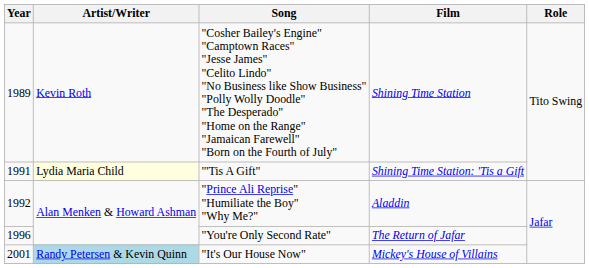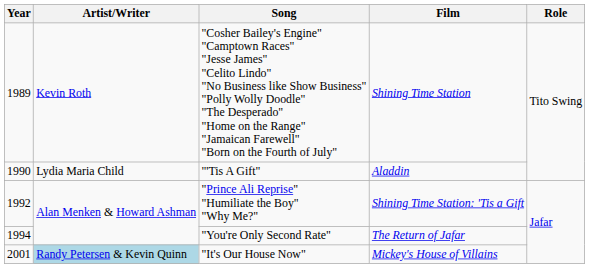(19, 171) 1991 -> (19, 171) 1990
(80, 171) lightyellow background -> (80, 171) no background
(448, 171) Shining Time Station: 'Tis a Gift -> (391, 171) Aladdin
(391, 203) Aladdin -> (448, 203) Shining Time Station: 'Tis a Gift
(19, 235) 1996 -> (19, 235) 1994
